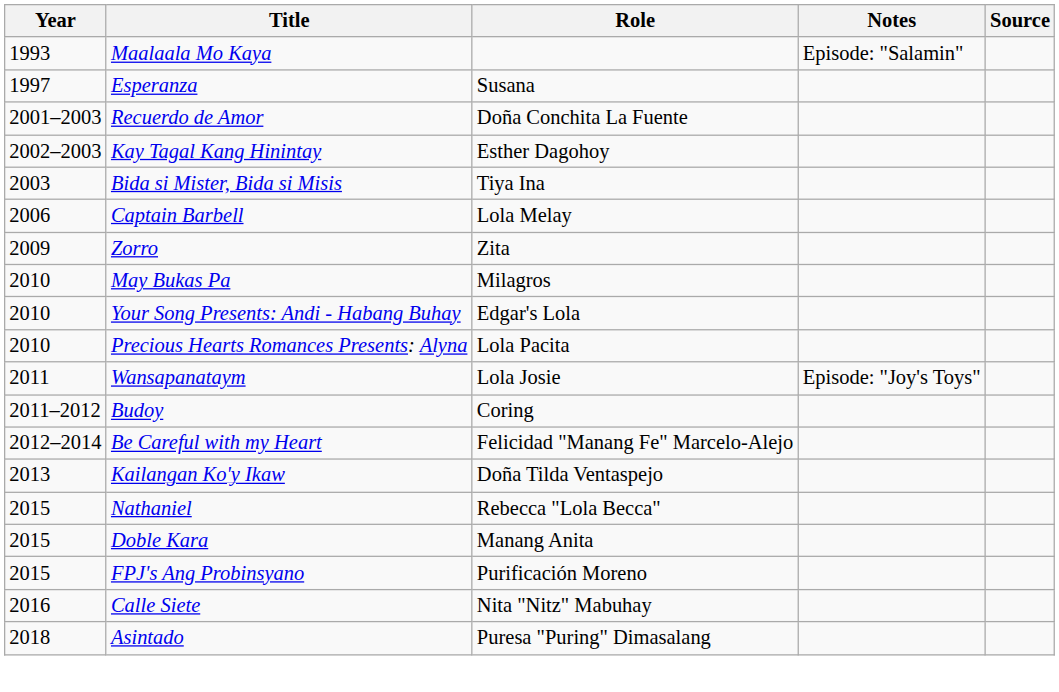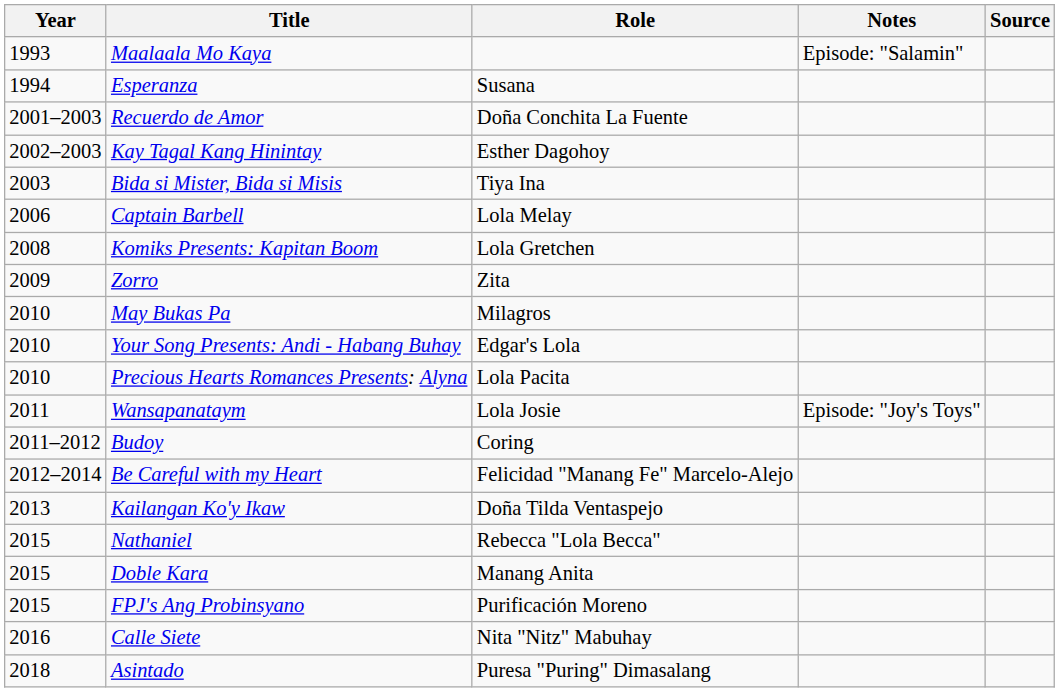(30, 85) 1997 -> (30, 85) 1994
+ row: (245, 248)
